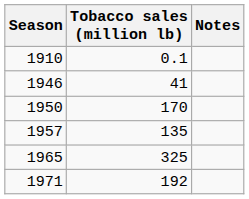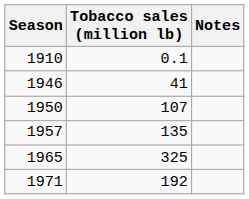(174, 108) 170 -> (174, 108) 107
